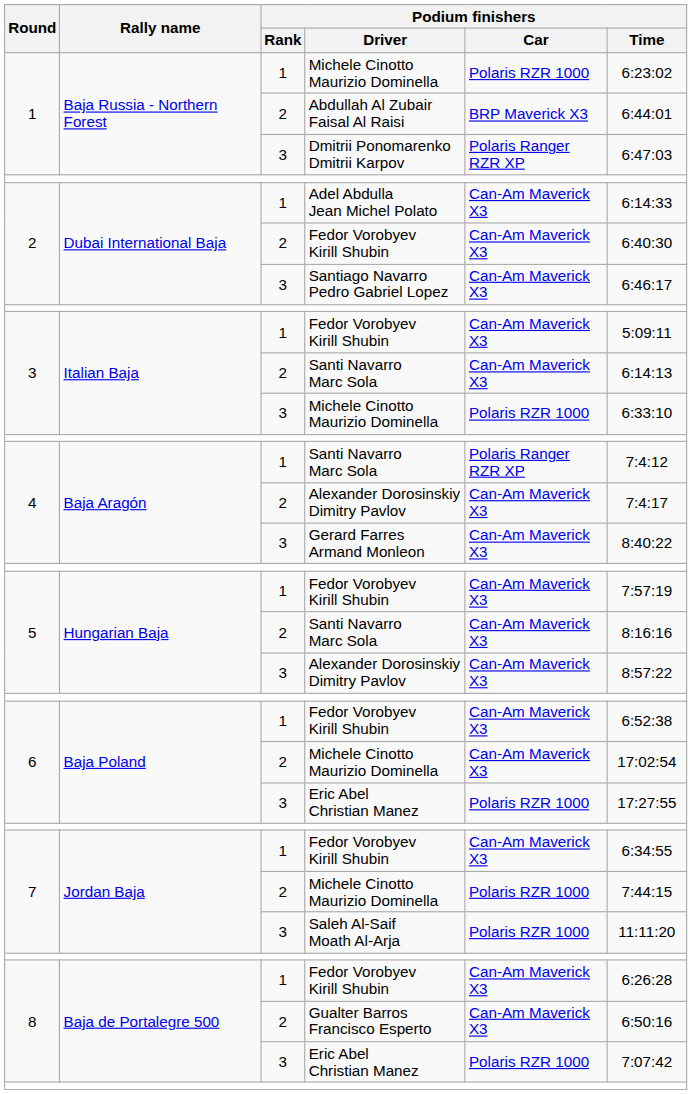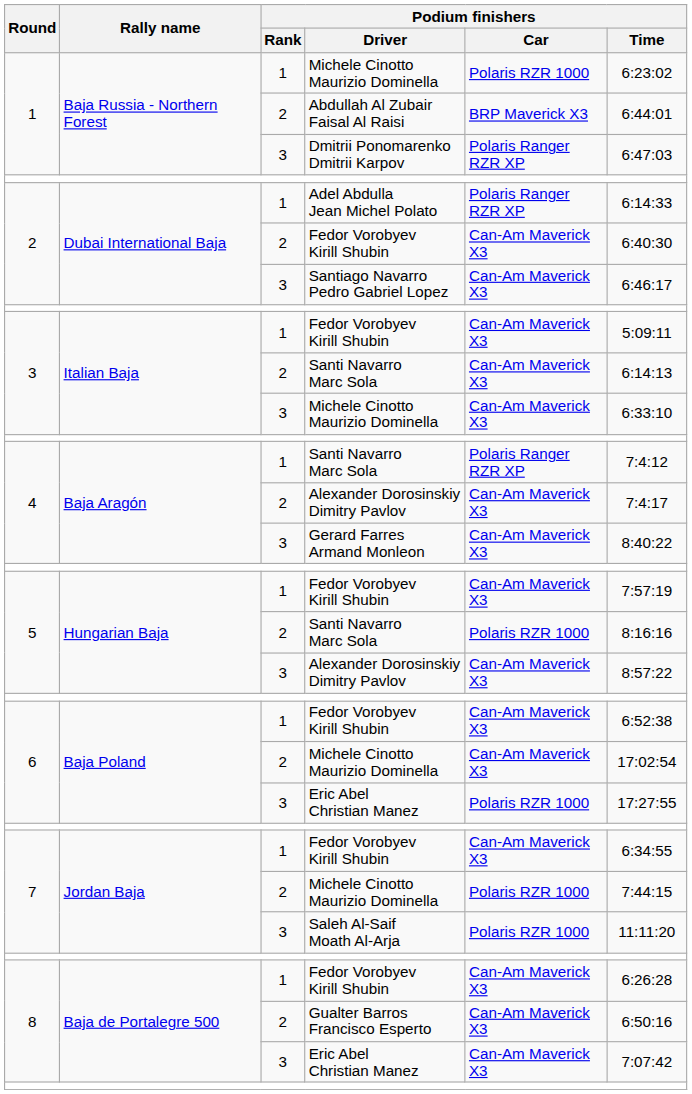(529, 202) Can-Am Maverick X3 -> (519, 202) Polaris Ranger RZR XP
(529, 413) Polaris RZR 1000 -> (529, 413) Can-Am Maverick X3
(529, 632) Can-Am Maverick X3 -> (529, 632) Polaris RZR 1000
(529, 1062) Polaris RZR 1000 -> (529, 1062) Can-Am Maverick X3
